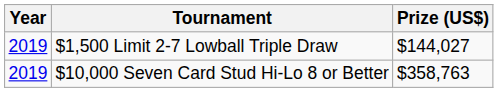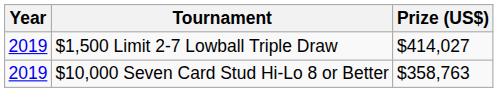(433, 45) $144,027 -> (433, 45) $414,027
